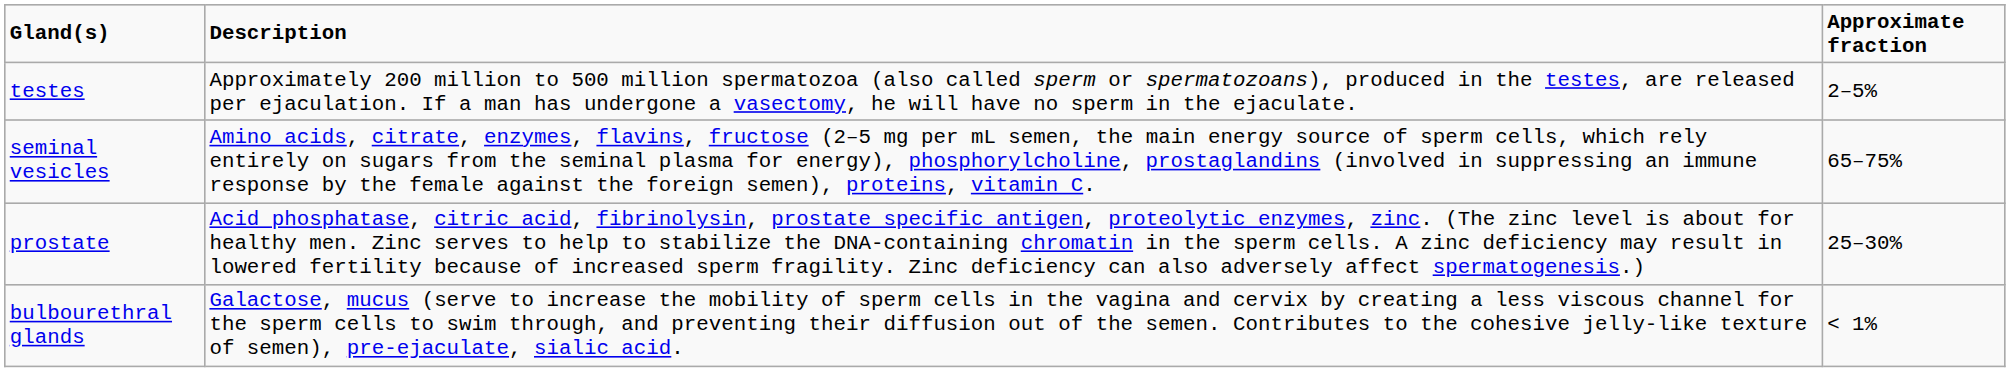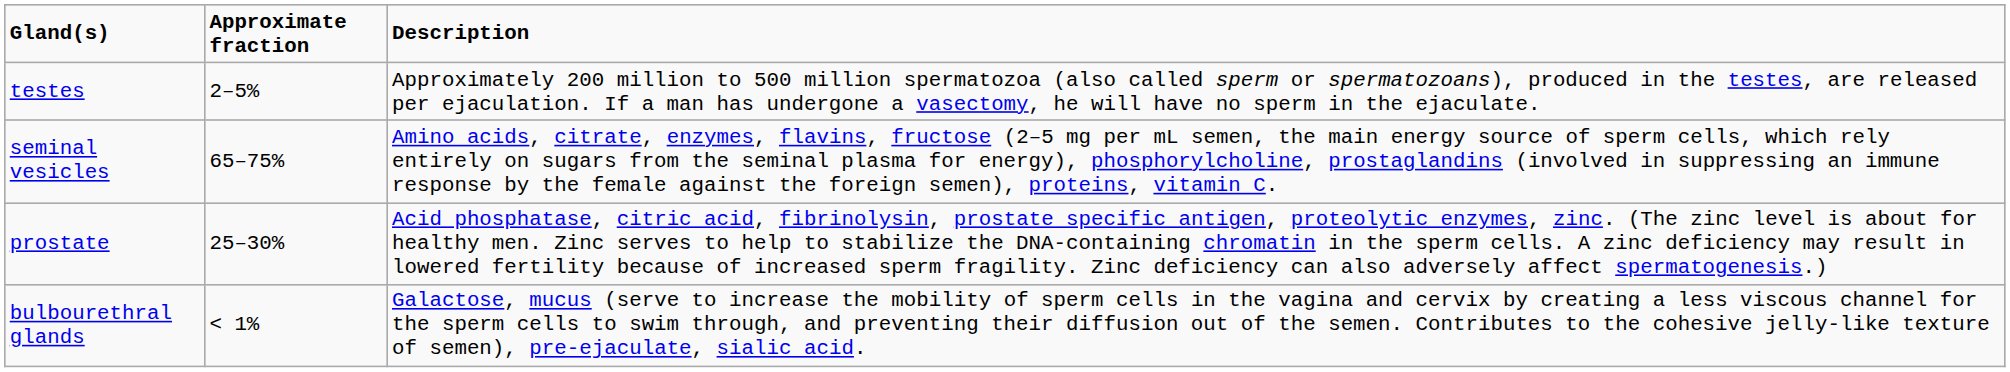columns swapped: (1896, 34) <-> (278, 34)
